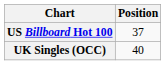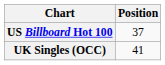(138, 50) 40 -> (138, 50) 41
